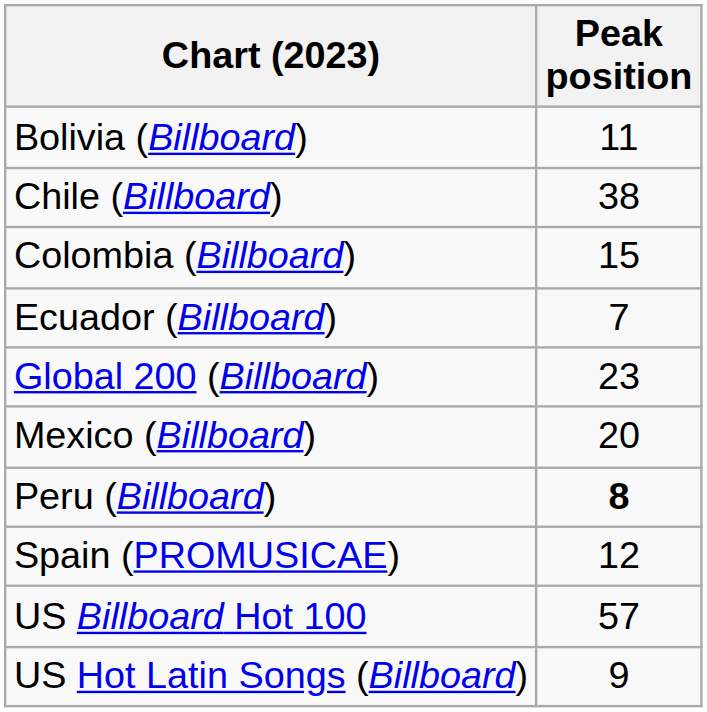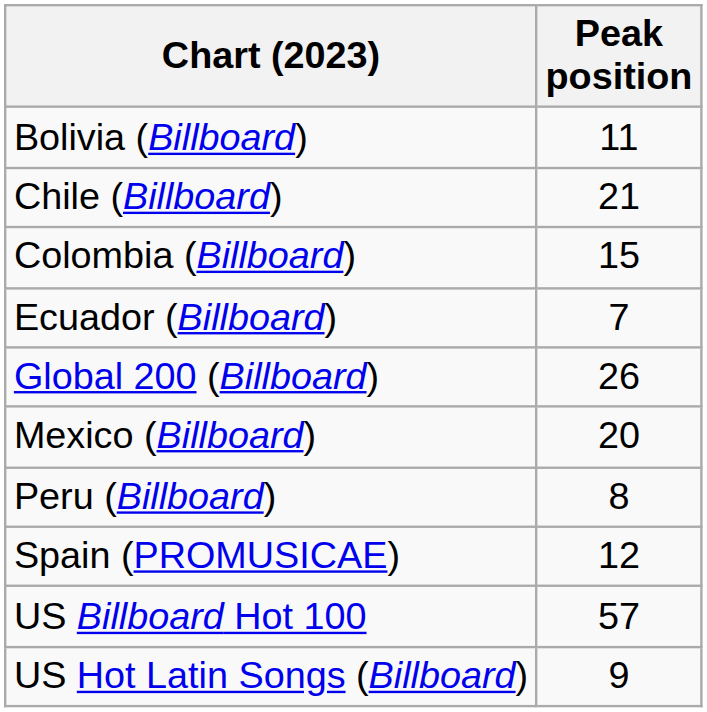(619, 196) 38 -> (619, 196) 21
(619, 376) 23 -> (619, 376) 26
(619, 496) bold -> (619, 496) normal
